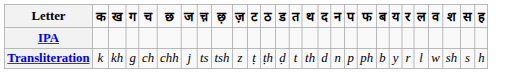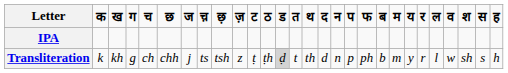+ column: (397, 17)
(283, 58) no background -> (283, 58) lightgrey background
